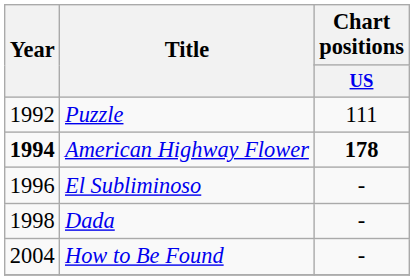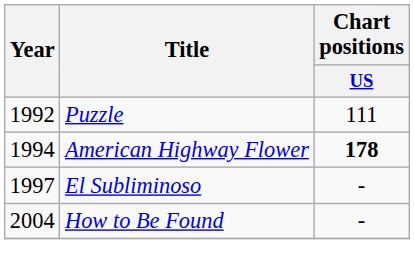(32, 149) bold -> (32, 149) normal
(32, 185) 1996 -> (32, 185) 1997
- row: (90, 220)
